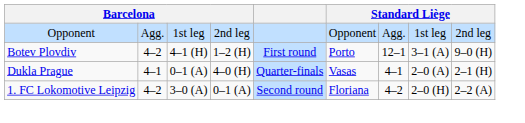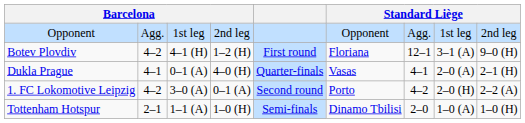(342, 52) Porto -> (349, 52) Floriana
(349, 90) Floriana -> (342, 90) Porto
+ row: (54, 109)
